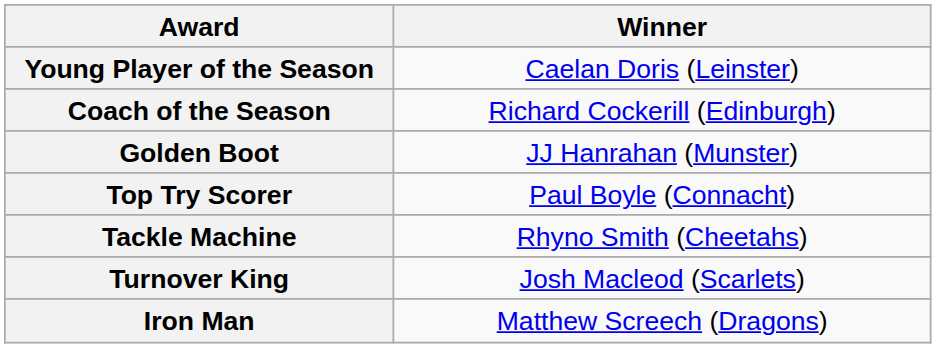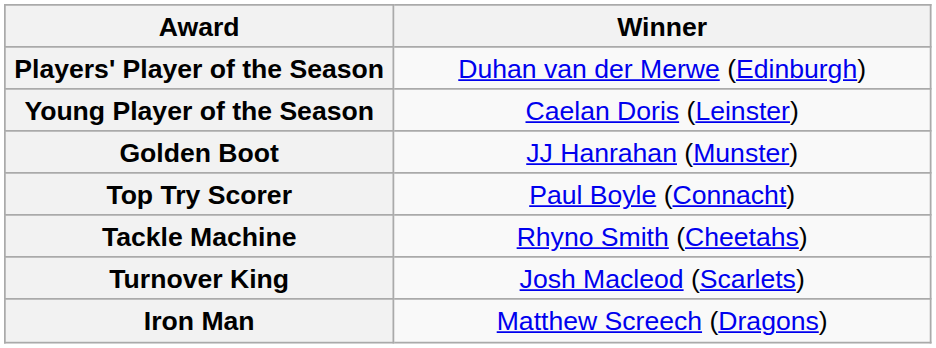+ row: (199, 68)
- row: (199, 110)
